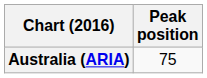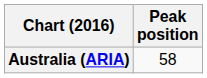(168, 60) 75 -> (168, 60) 58
